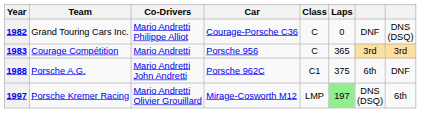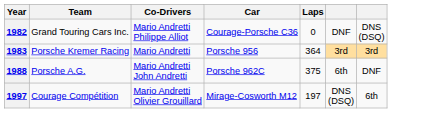- column: (315, 12)
(75, 51) Courage Compétition -> (80, 51) Porsche Kremer Racing
(342, 51) 365 -> (313, 51) 364
(80, 96) Porsche Kremer Racing -> (75, 96) Courage Compétition
(342, 96) lightgreen background -> (313, 96) no background
